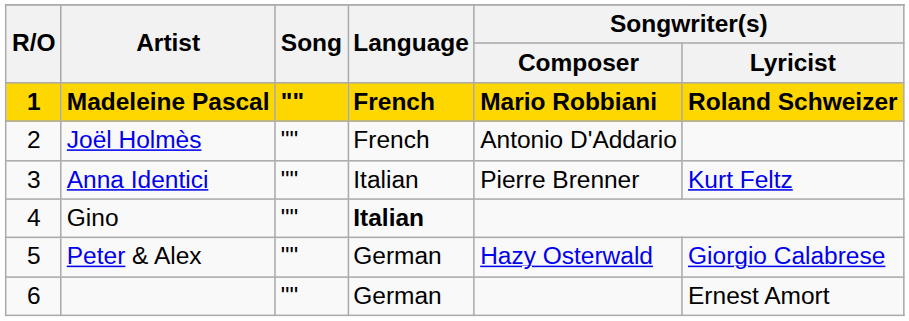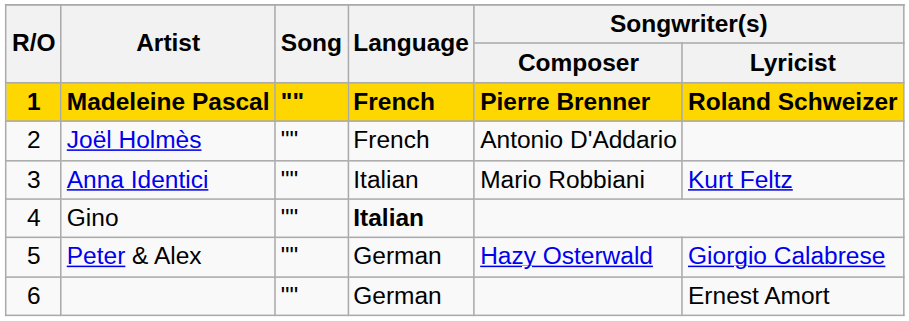(569, 101) Mario Robbiani -> (565, 101) Pierre Brenner
(560, 179) Pierre Brenner -> (563, 179) Mario Robbiani
